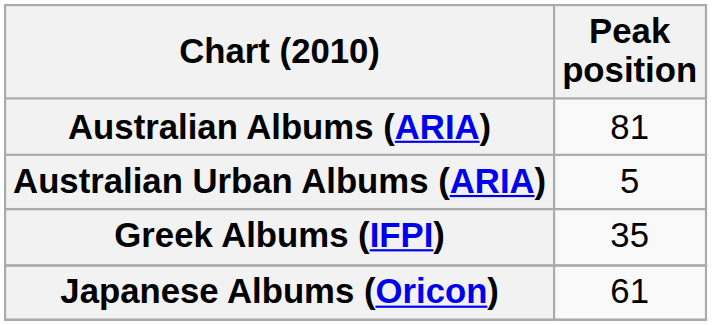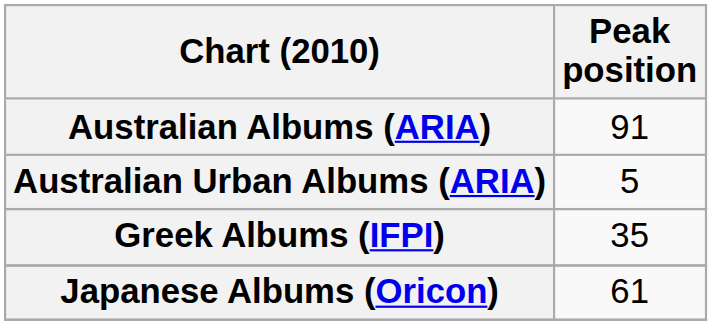(630, 126) 81 -> (630, 126) 91
